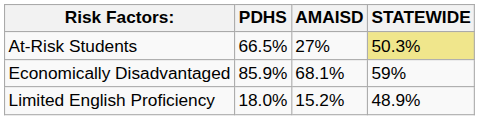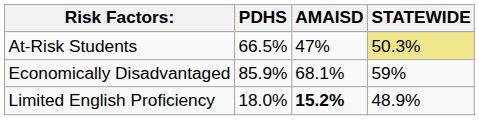(313, 45) 27% -> (313, 45) 47%
(320, 100) normal -> (320, 100) bold
